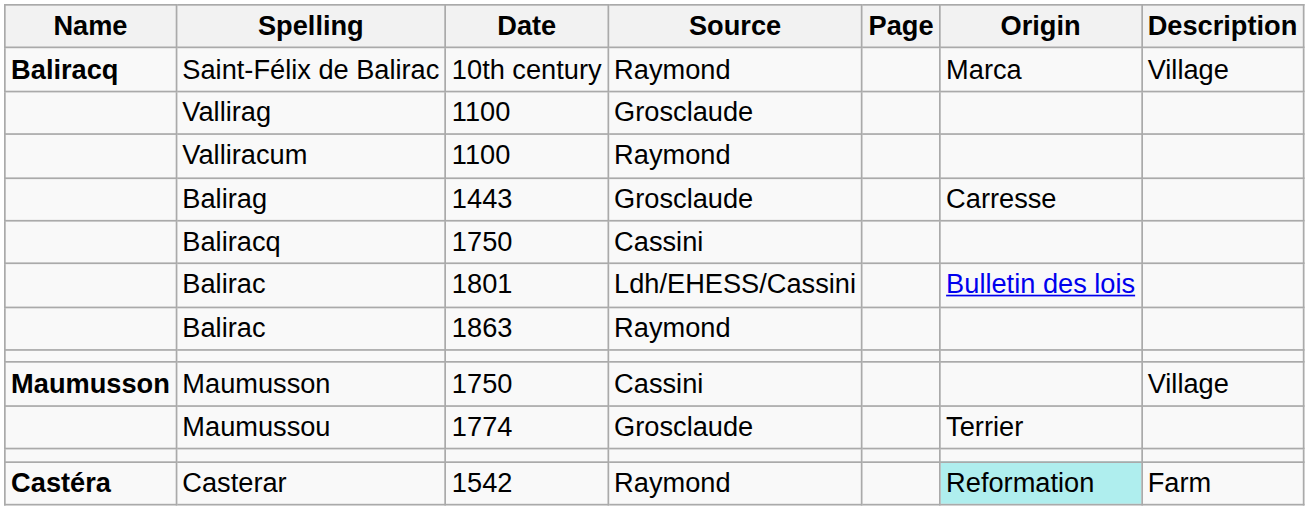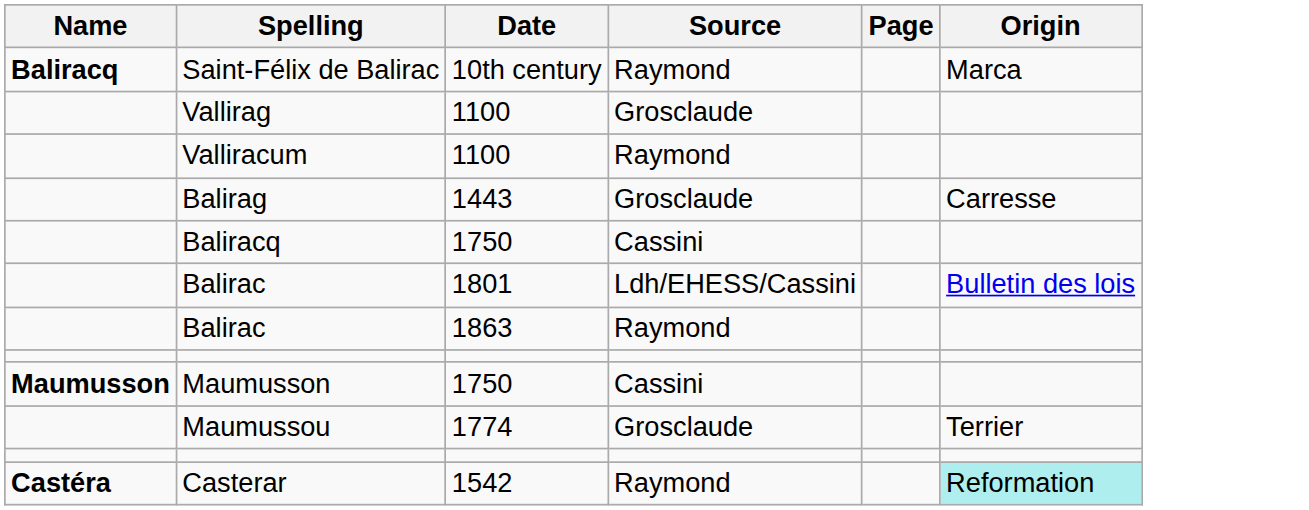- column: (1222, 26)
